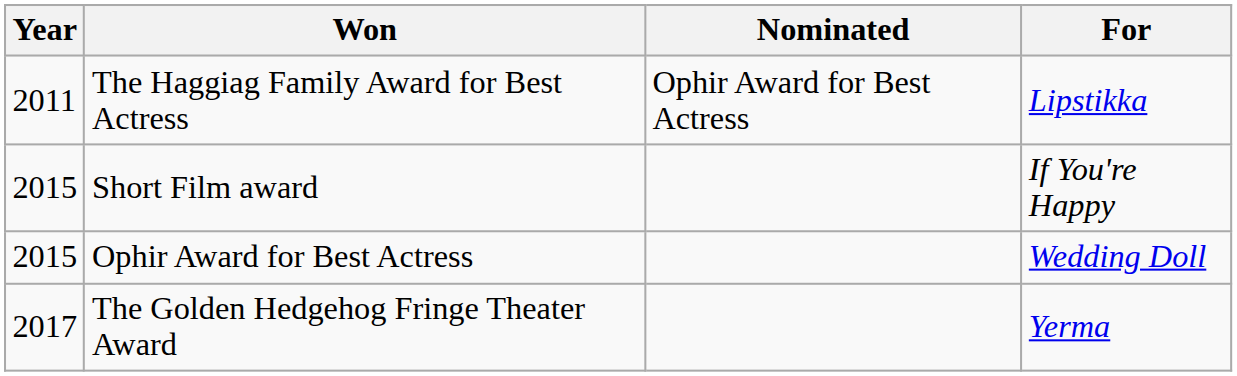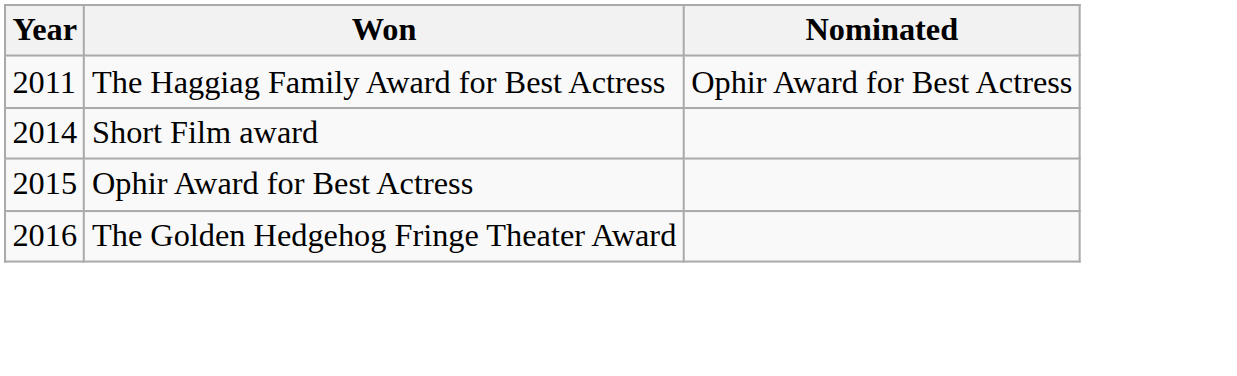- column: (1126, 30)
(45, 187) 2015 -> (45, 132) 2014
(45, 326) 2017 -> (45, 235) 2016
